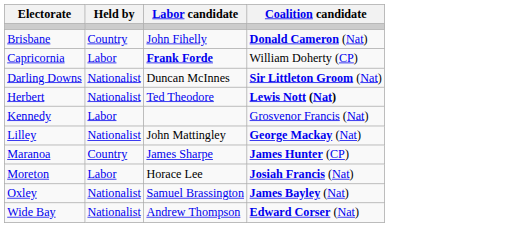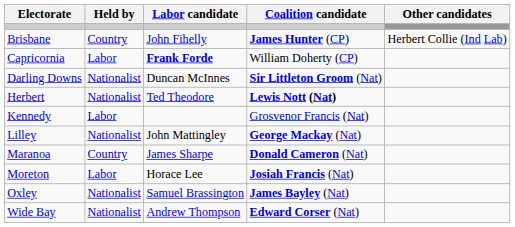+ column: (447, 14)
(309, 39) Donald Cameron (Nat) -> (299, 39) James Hunter (CP)
(299, 154) James Hunter (CP) -> (309, 154) Donald Cameron (Nat)
